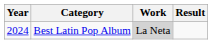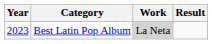(18, 30) 2024 -> (18, 30) 2023
